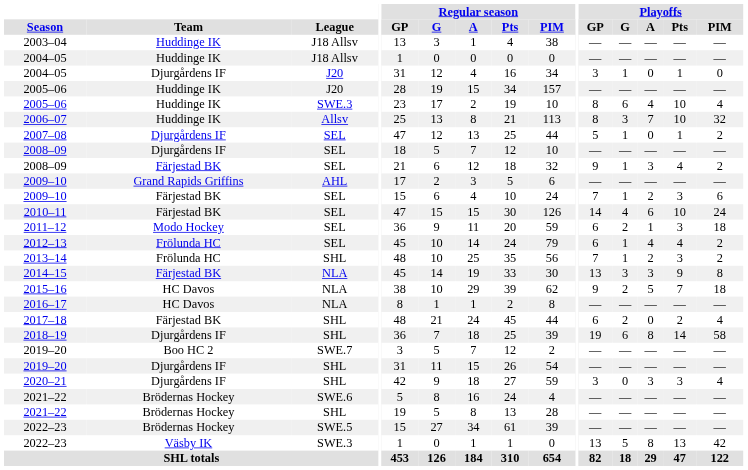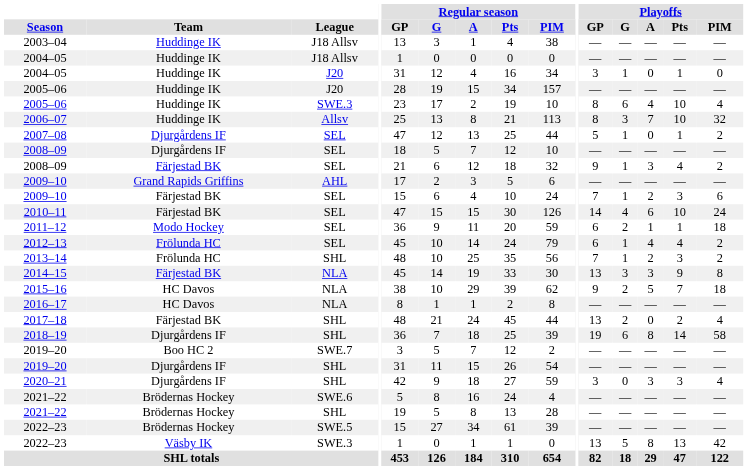(188, 73) Djurgårdens IF -> (188, 73) Huddinge IK
(680, 227) 3 -> (680, 227) 1
(595, 319) 6 -> (595, 319) 13
